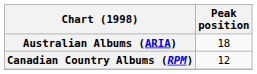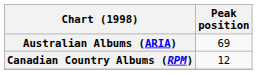(224, 43) 18 -> (224, 43) 69
